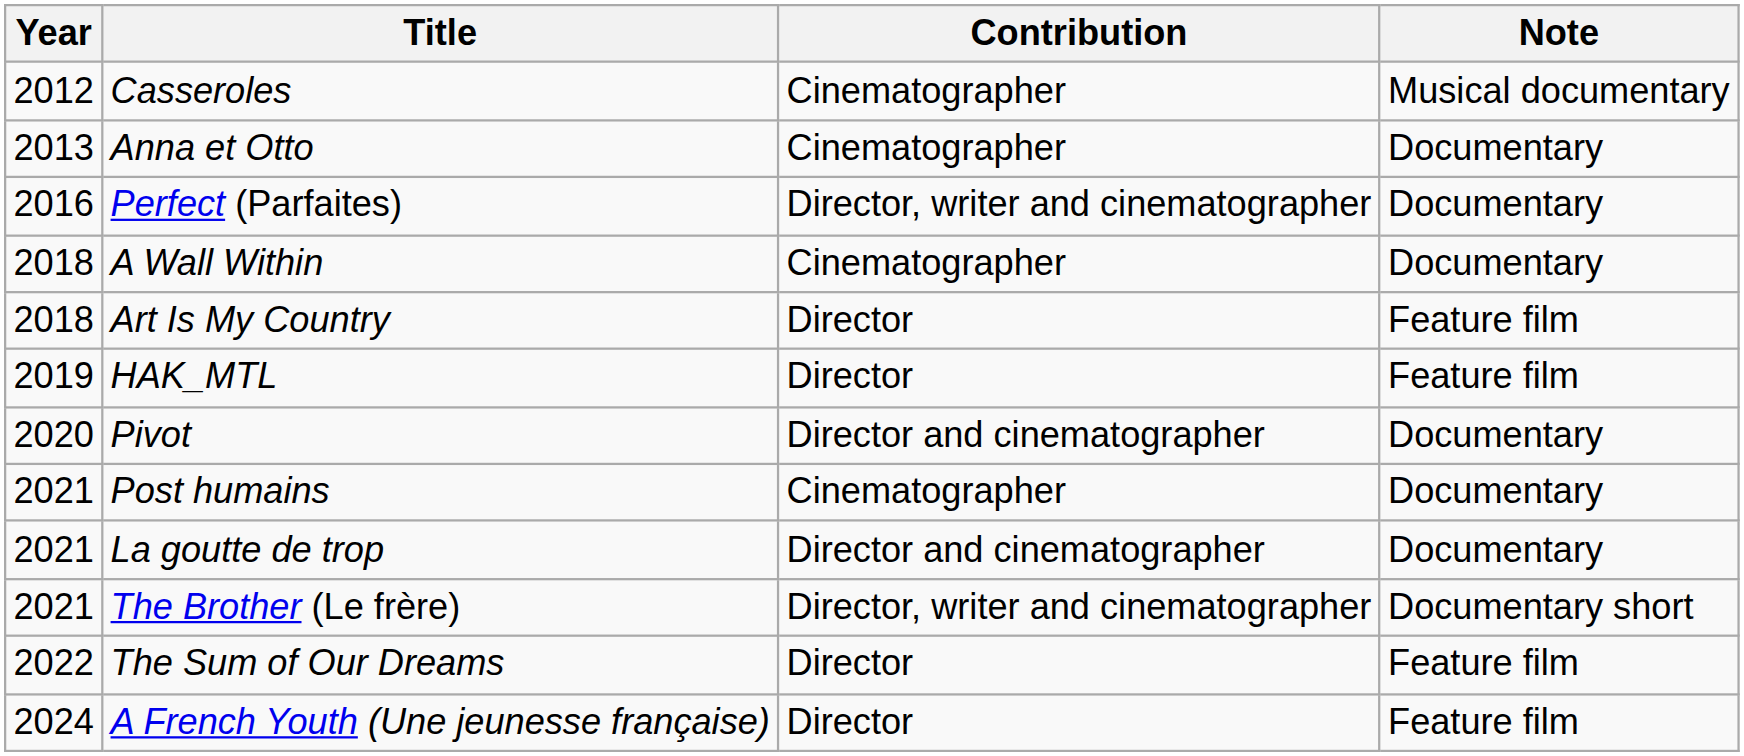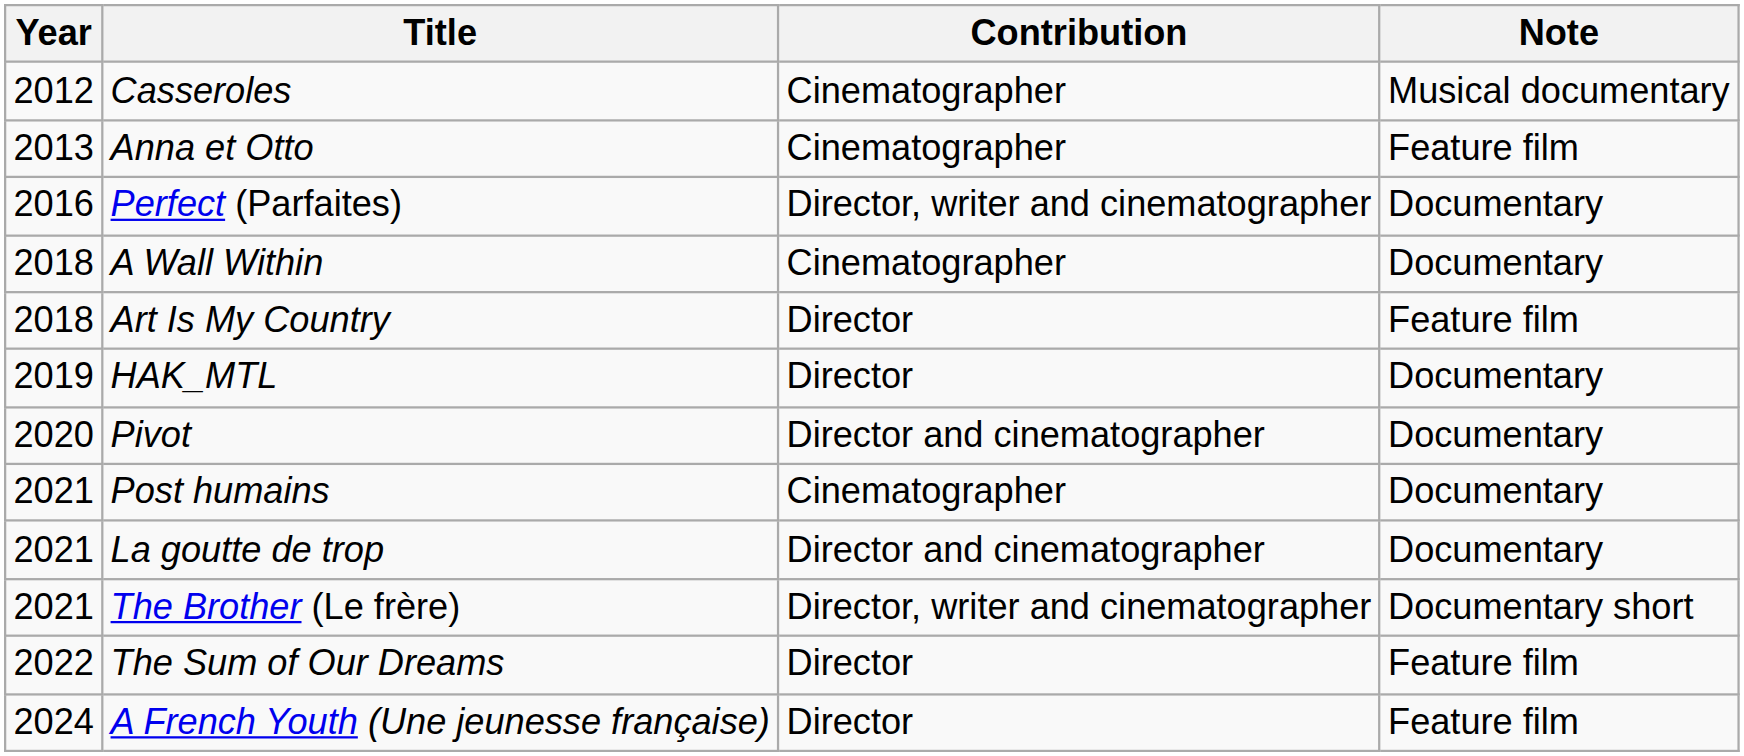(1496, 147) Documentary -> (1483, 147) Feature film
(1483, 377) Feature film -> (1496, 377) Documentary
